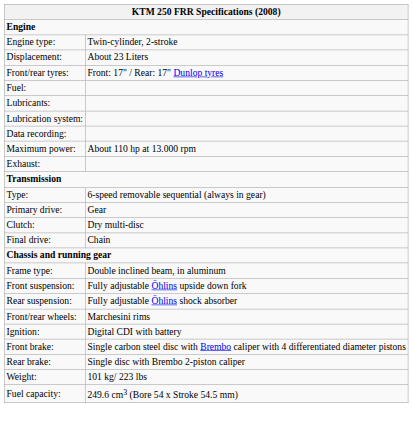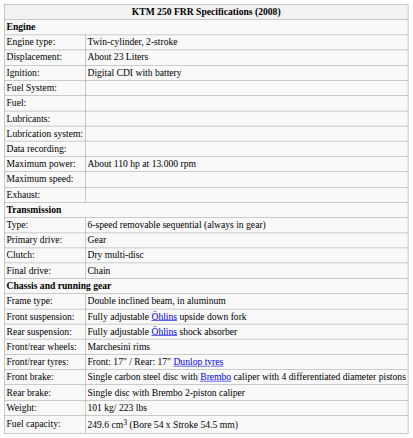rows swapped: (23, 331) <-> (38, 73)
+ row: (32, 88)
+ row: (40, 179)
